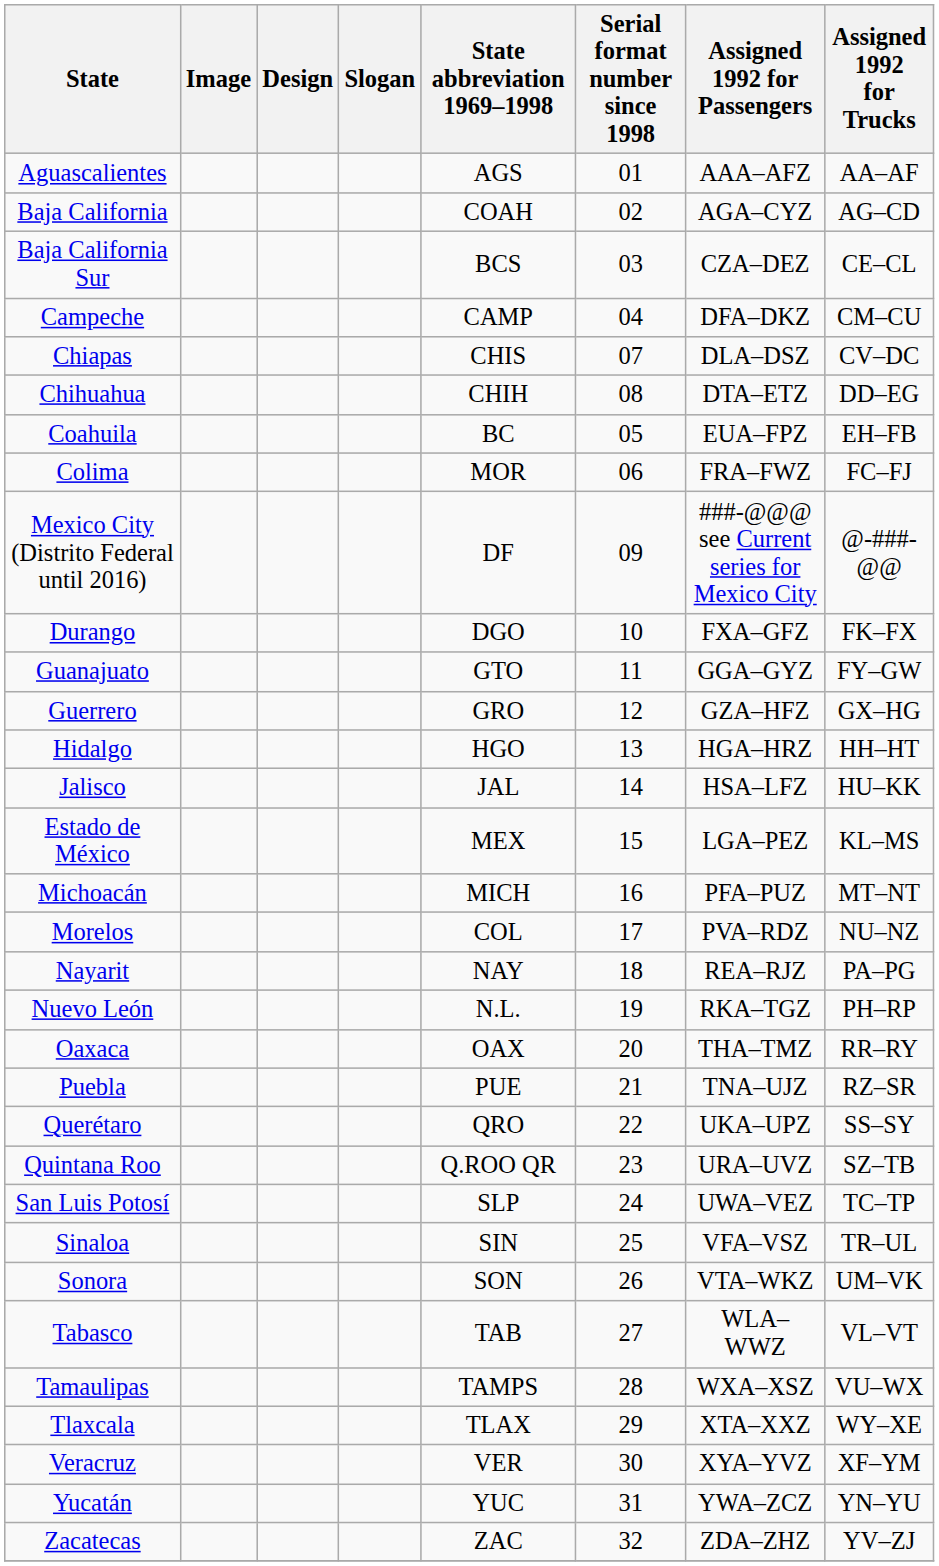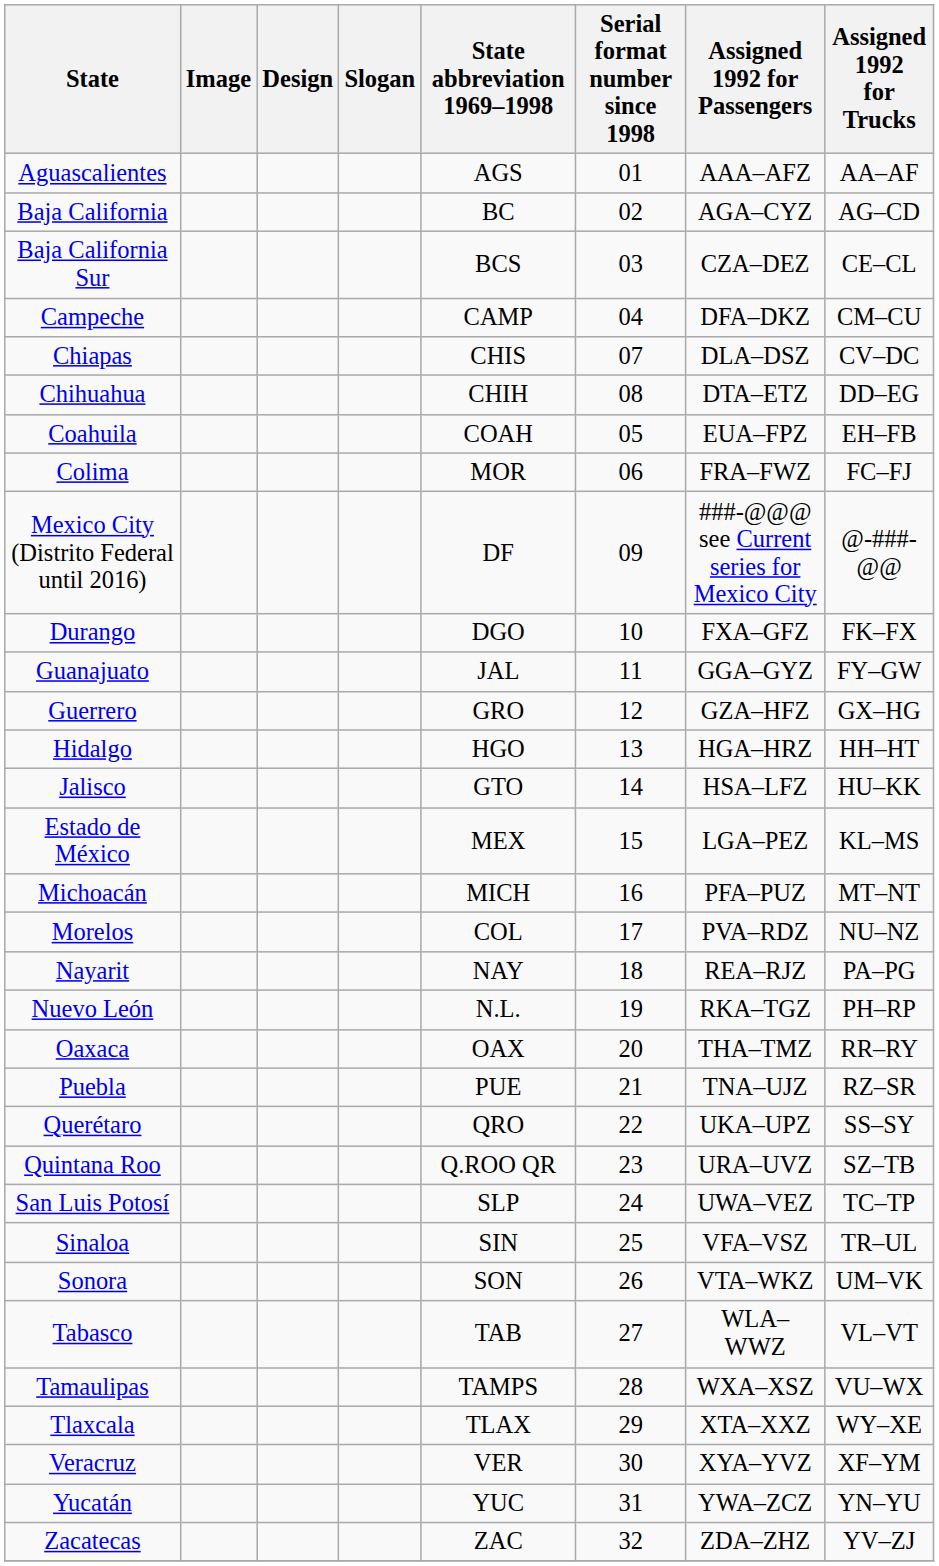(498, 211) COAH -> (498, 211) BC
(498, 433) BC -> (498, 433) COAH
(498, 671) GTO -> (498, 671) JAL
(498, 787) JAL -> (498, 787) GTO
